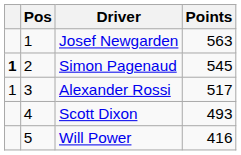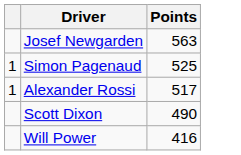- column: (38, 17)
(12, 65) bold -> (12, 65) normal
(220, 65) 545 -> (184, 65) 525
(220, 114) 493 -> (184, 114) 490
